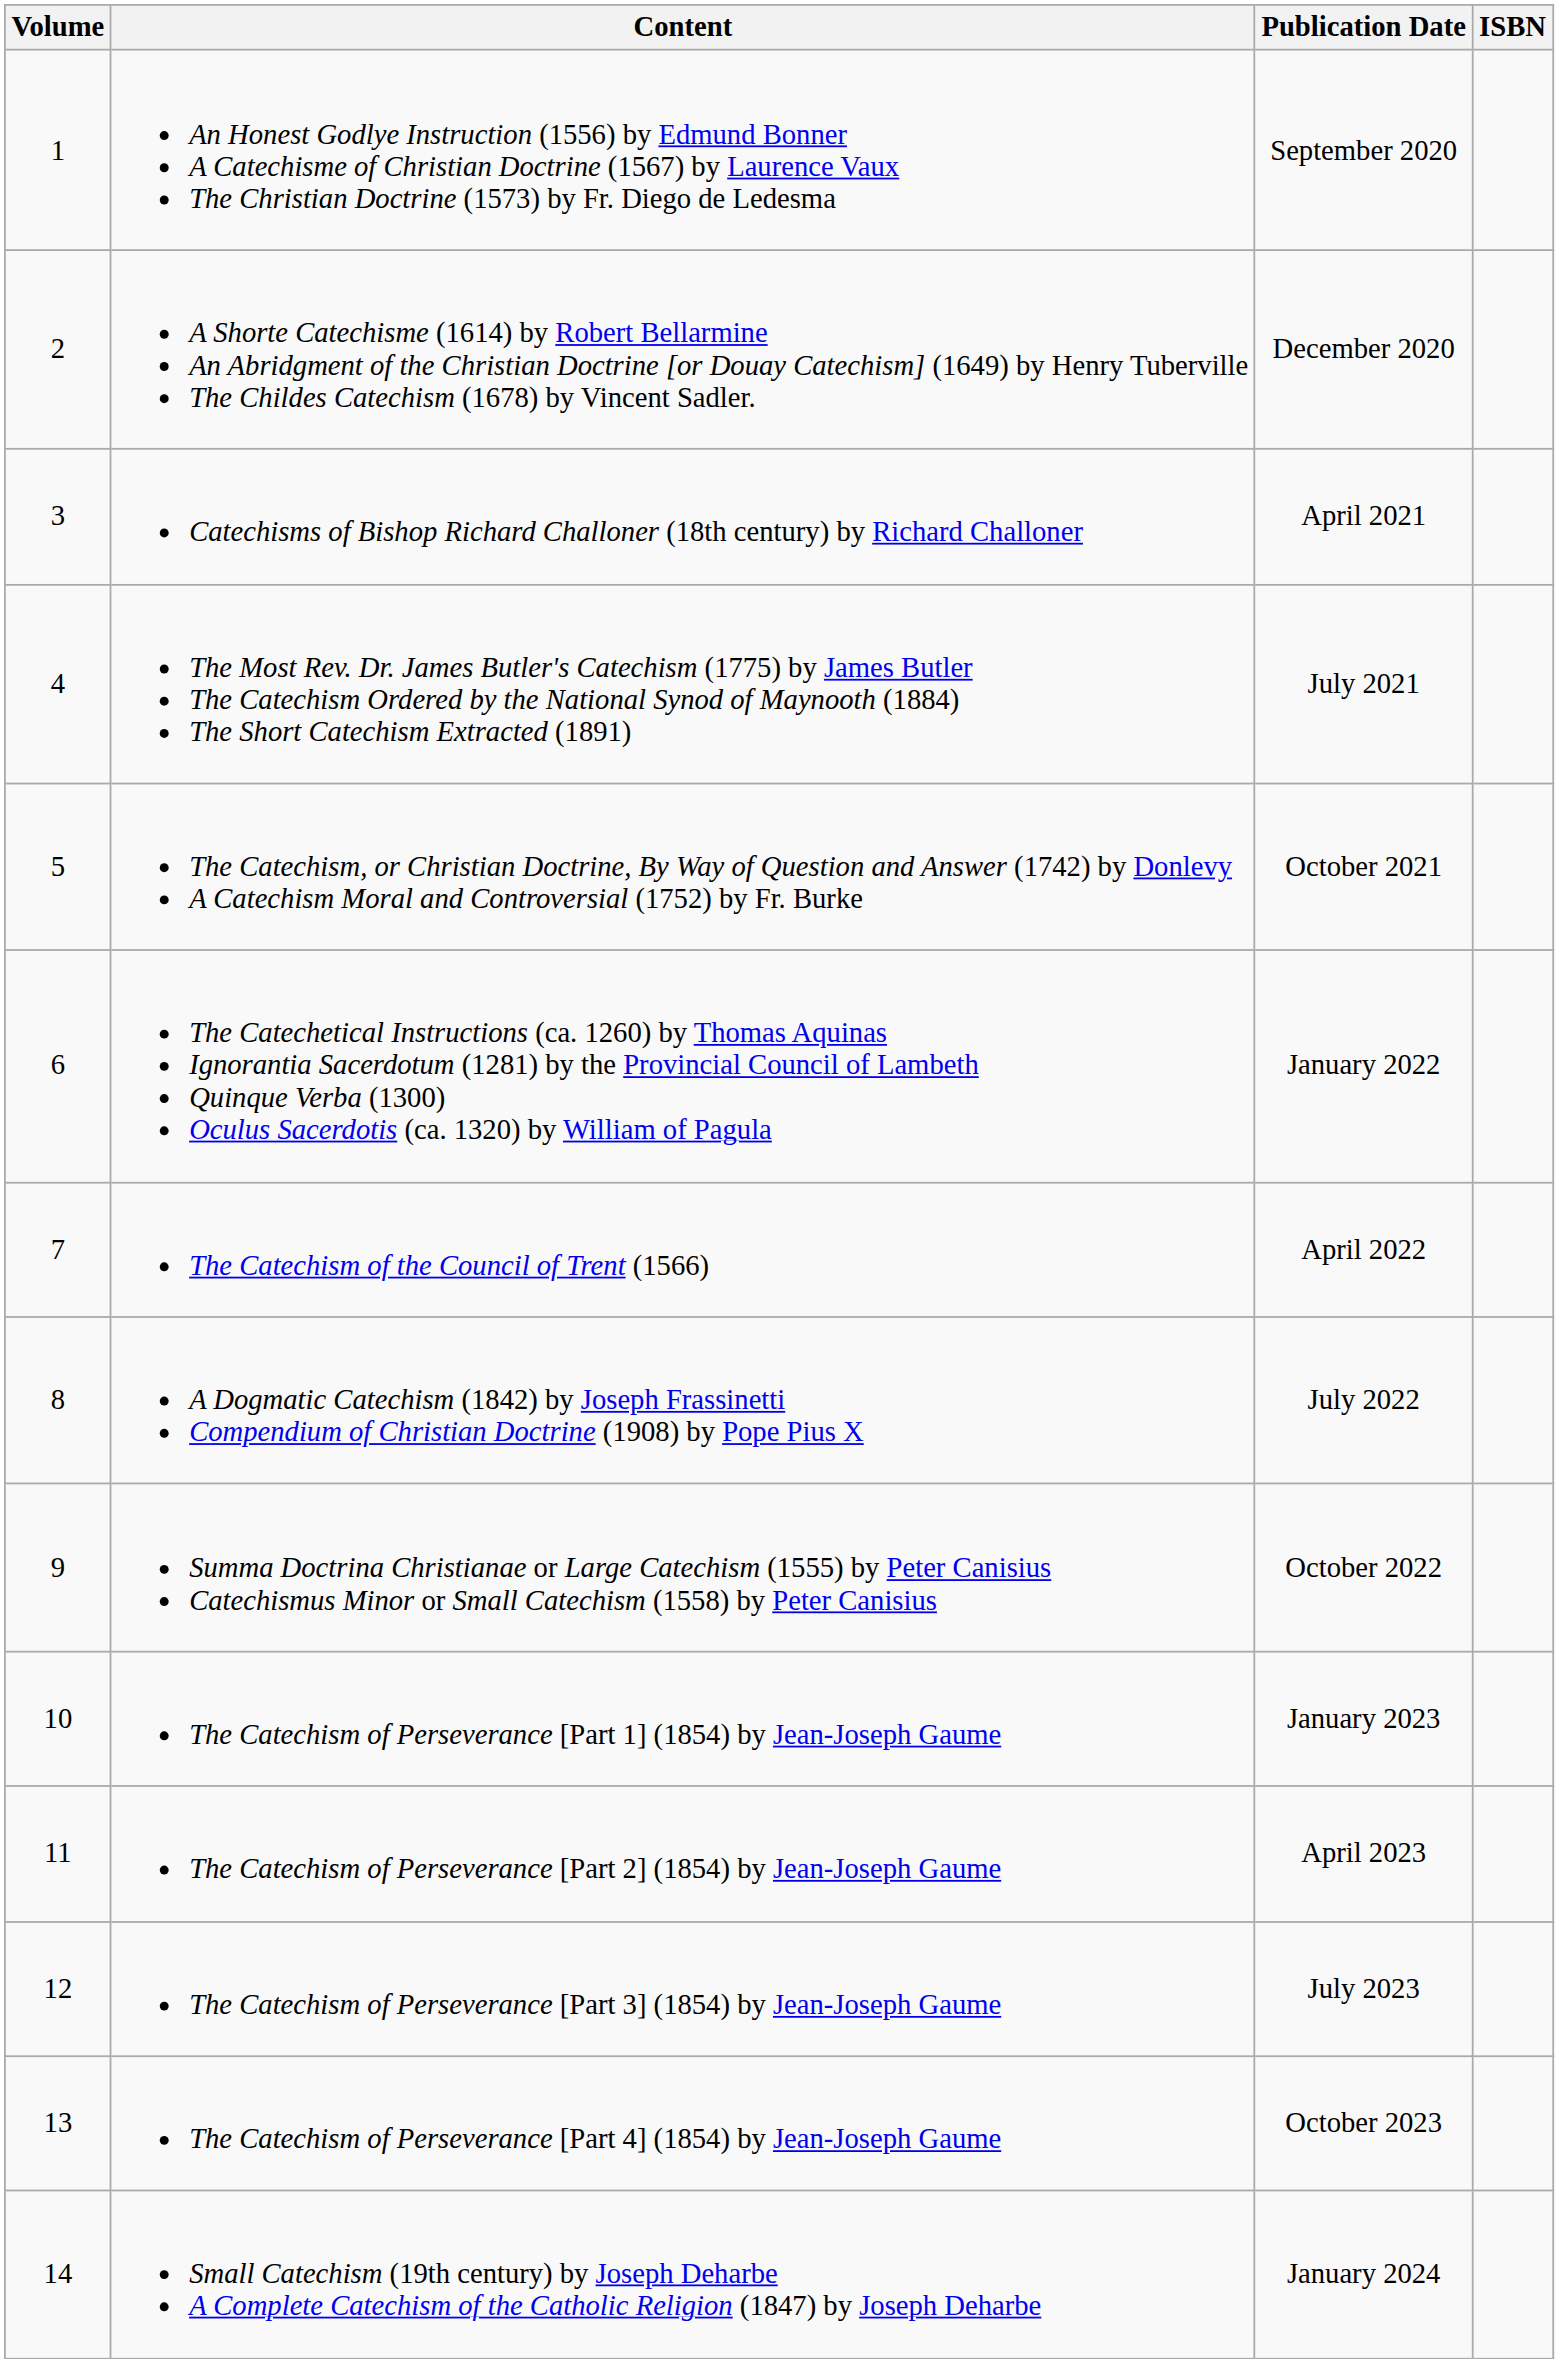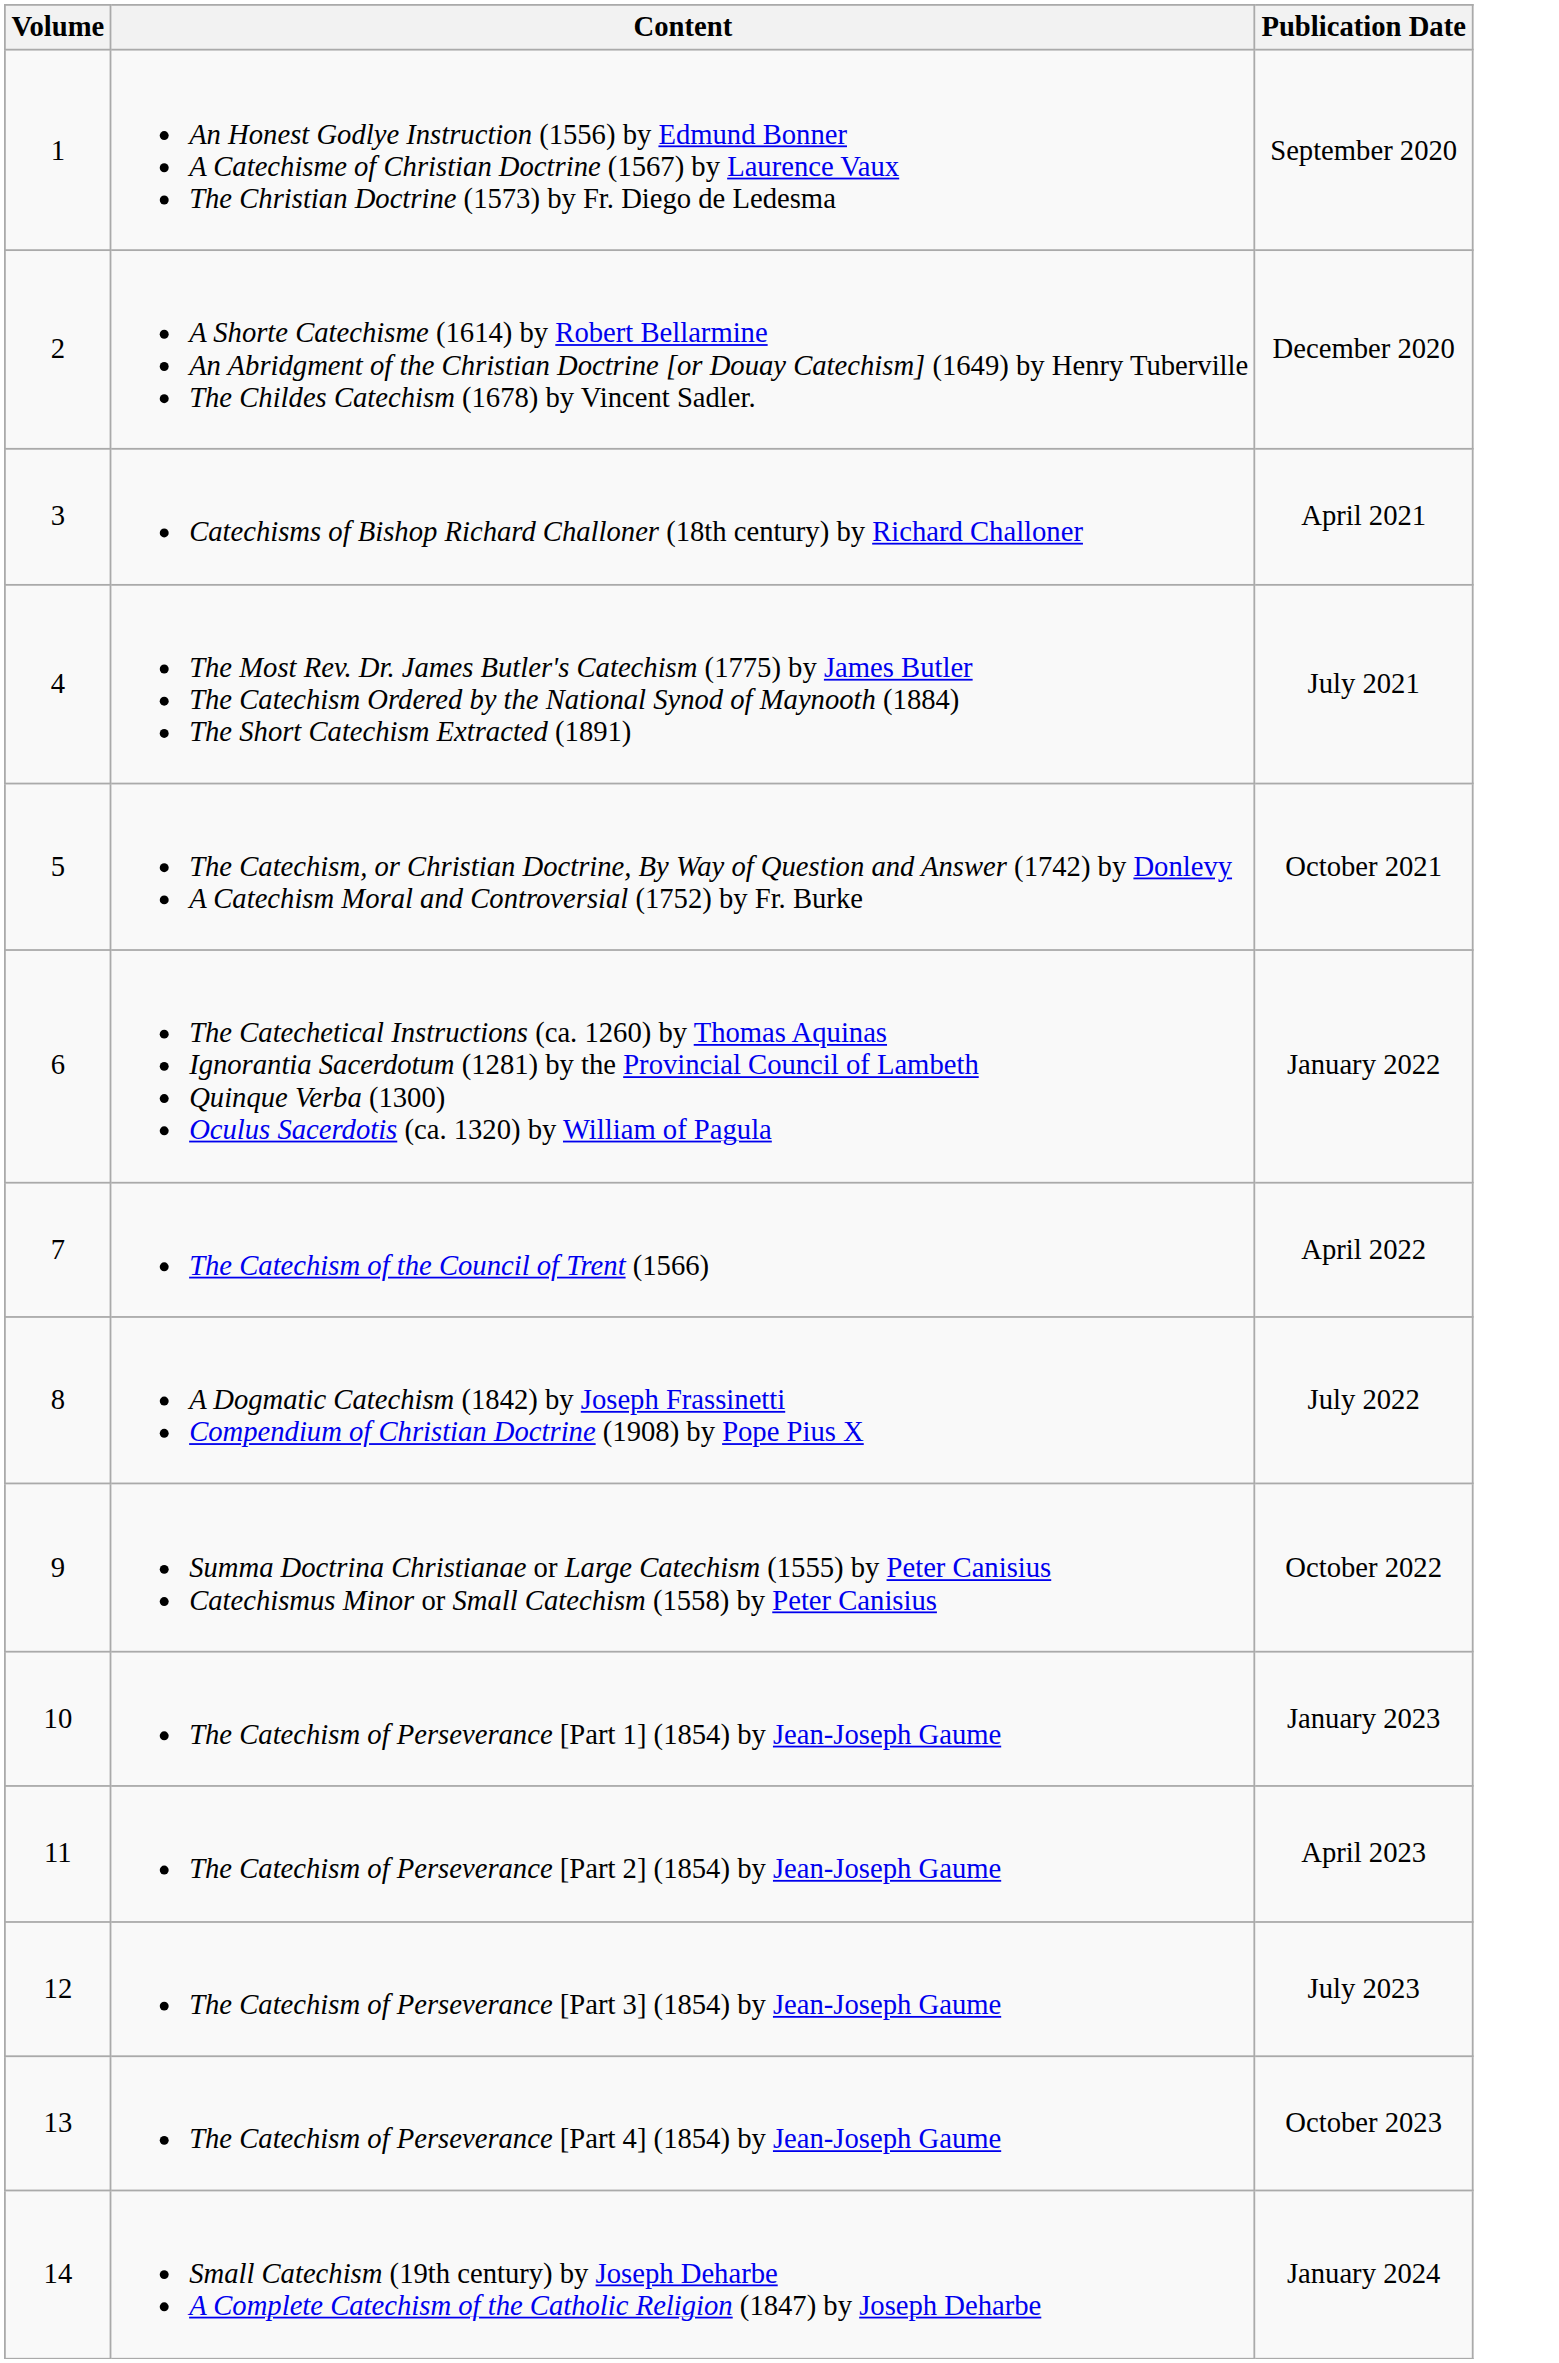- column: (1513, 27)
